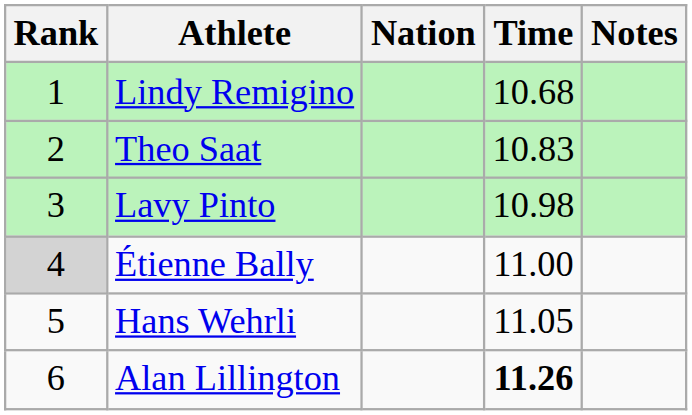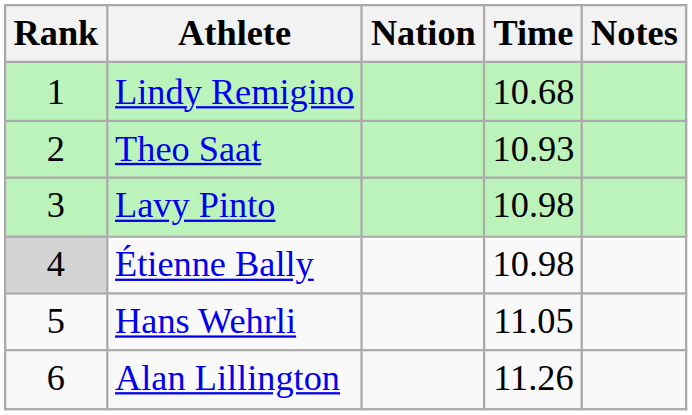(533, 148) 10.83 -> (533, 148) 10.93
(533, 263) 11.00 -> (533, 263) 10.98
(533, 378) bold -> (533, 378) normal
